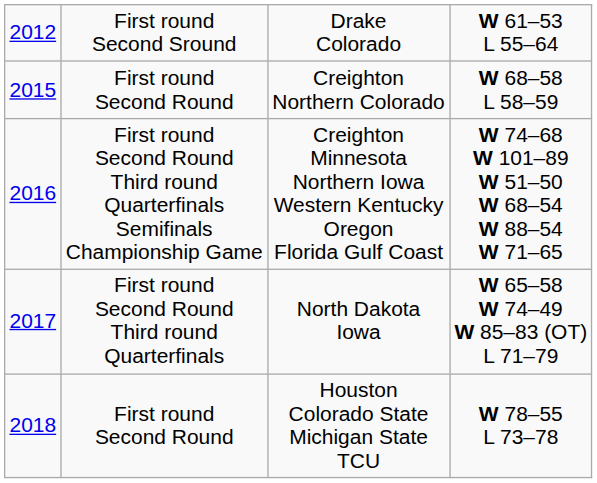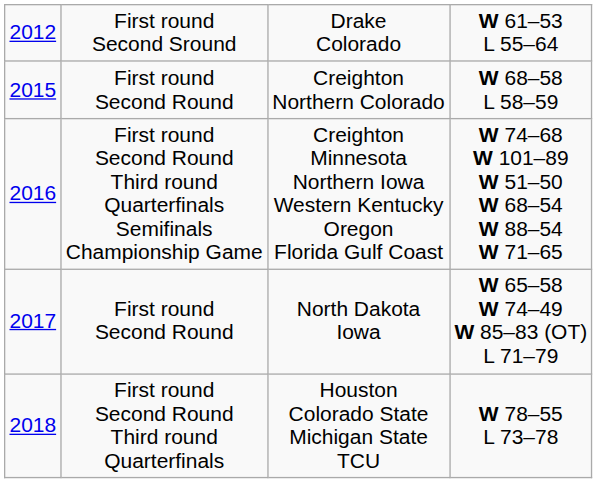(164, 321) First round Second Round Third round Quarterfinals -> (164, 321) First round Second Round
(164, 425) First round Second Round -> (164, 425) First round Second Round Third round Quarterfinals
